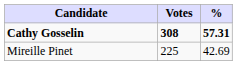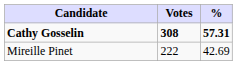(169, 51) 225 -> (169, 51) 222
